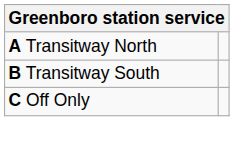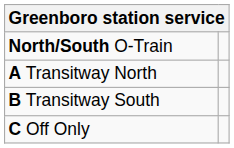+ row: (91, 45)
